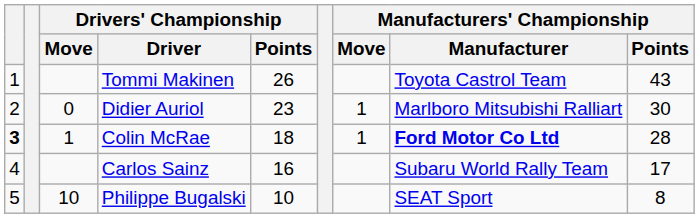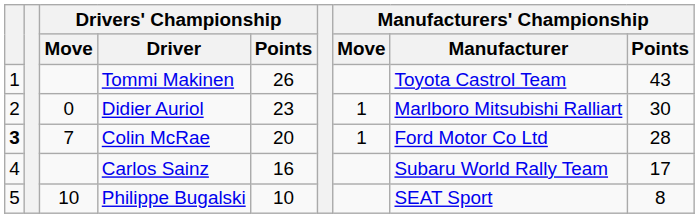(69, 138) 1 -> (69, 138) 7
(283, 138) 18 -> (283, 138) 20
(477, 138) bold -> (471, 138) normal
